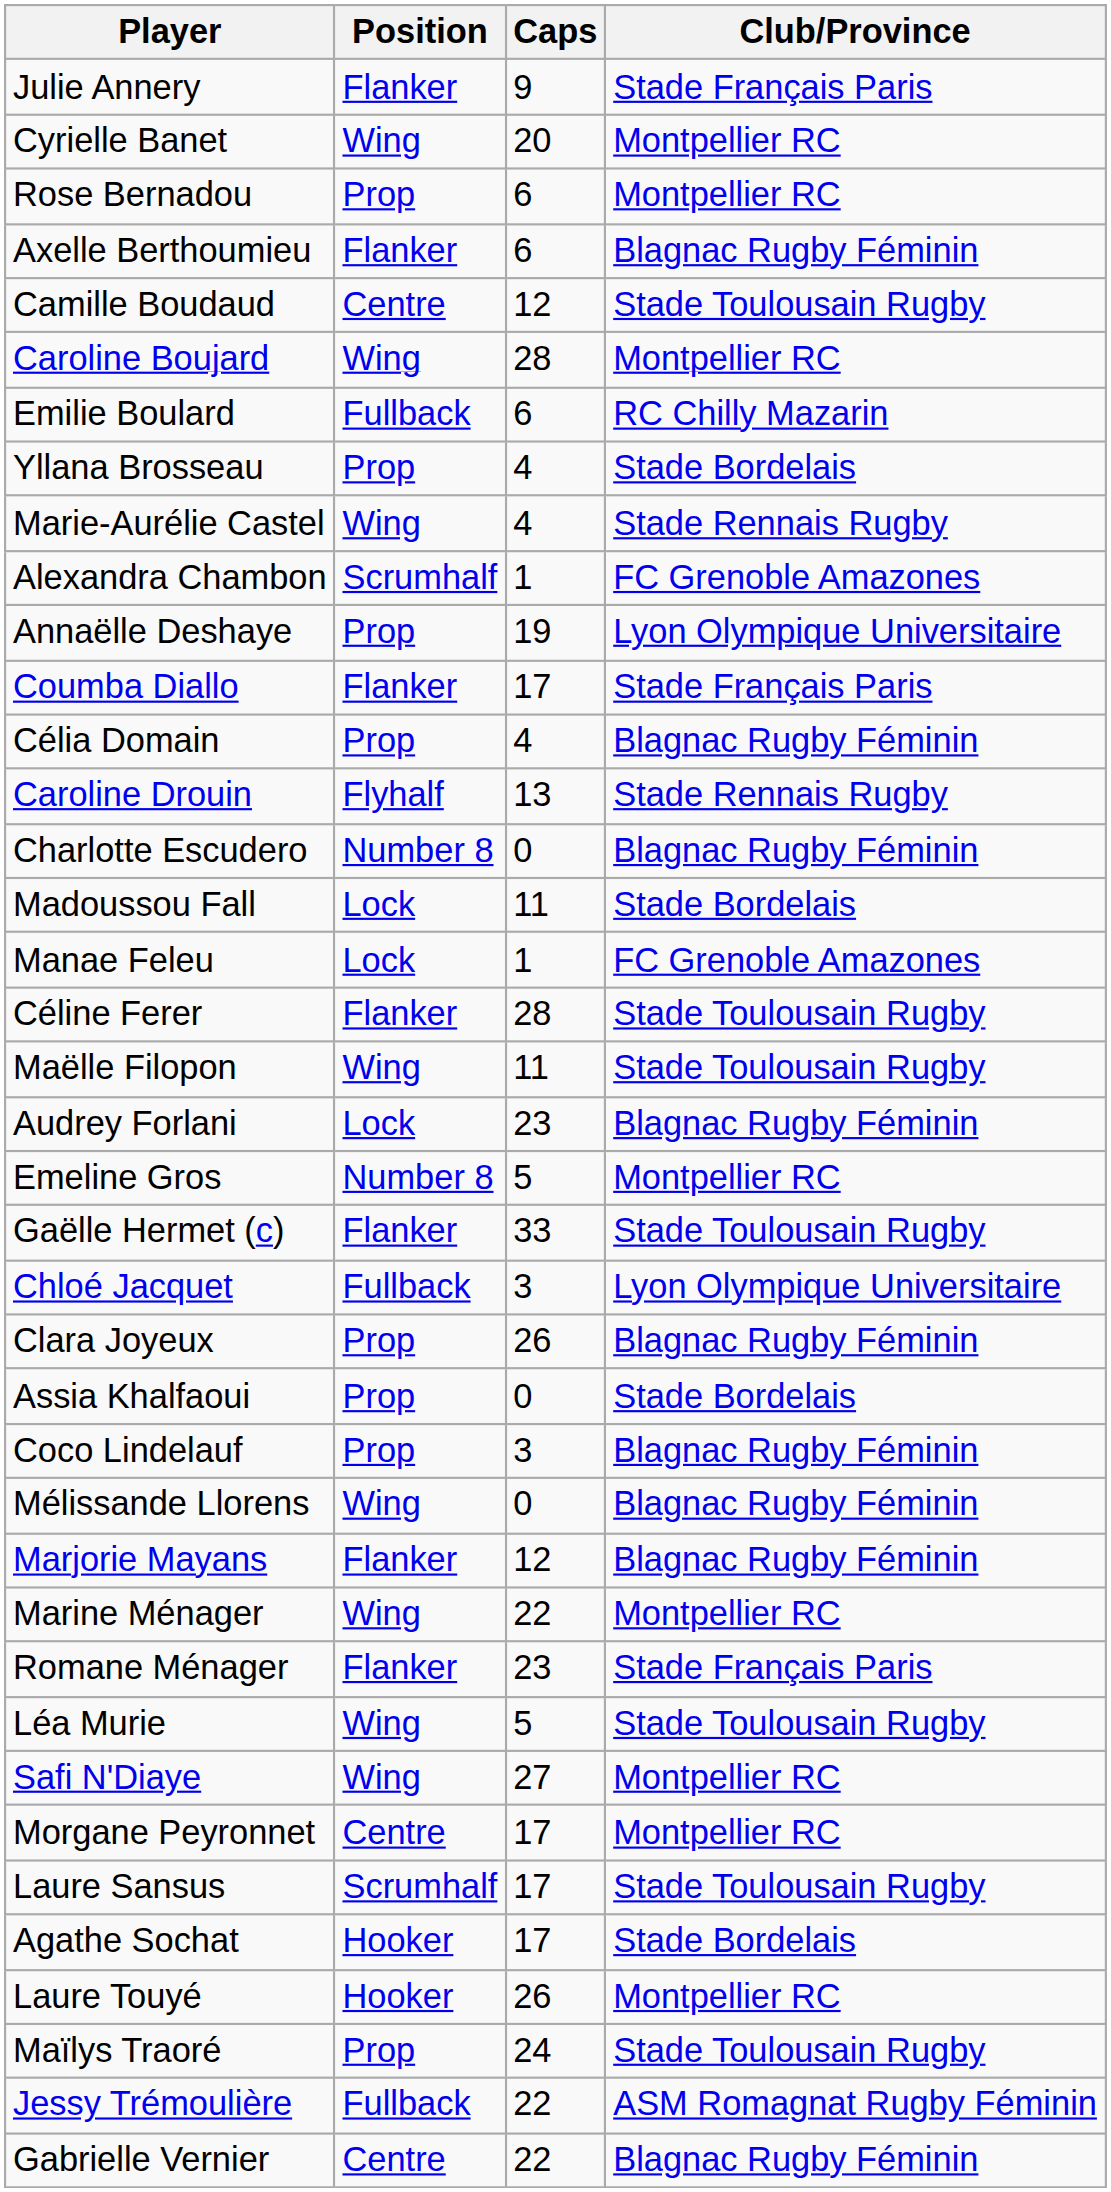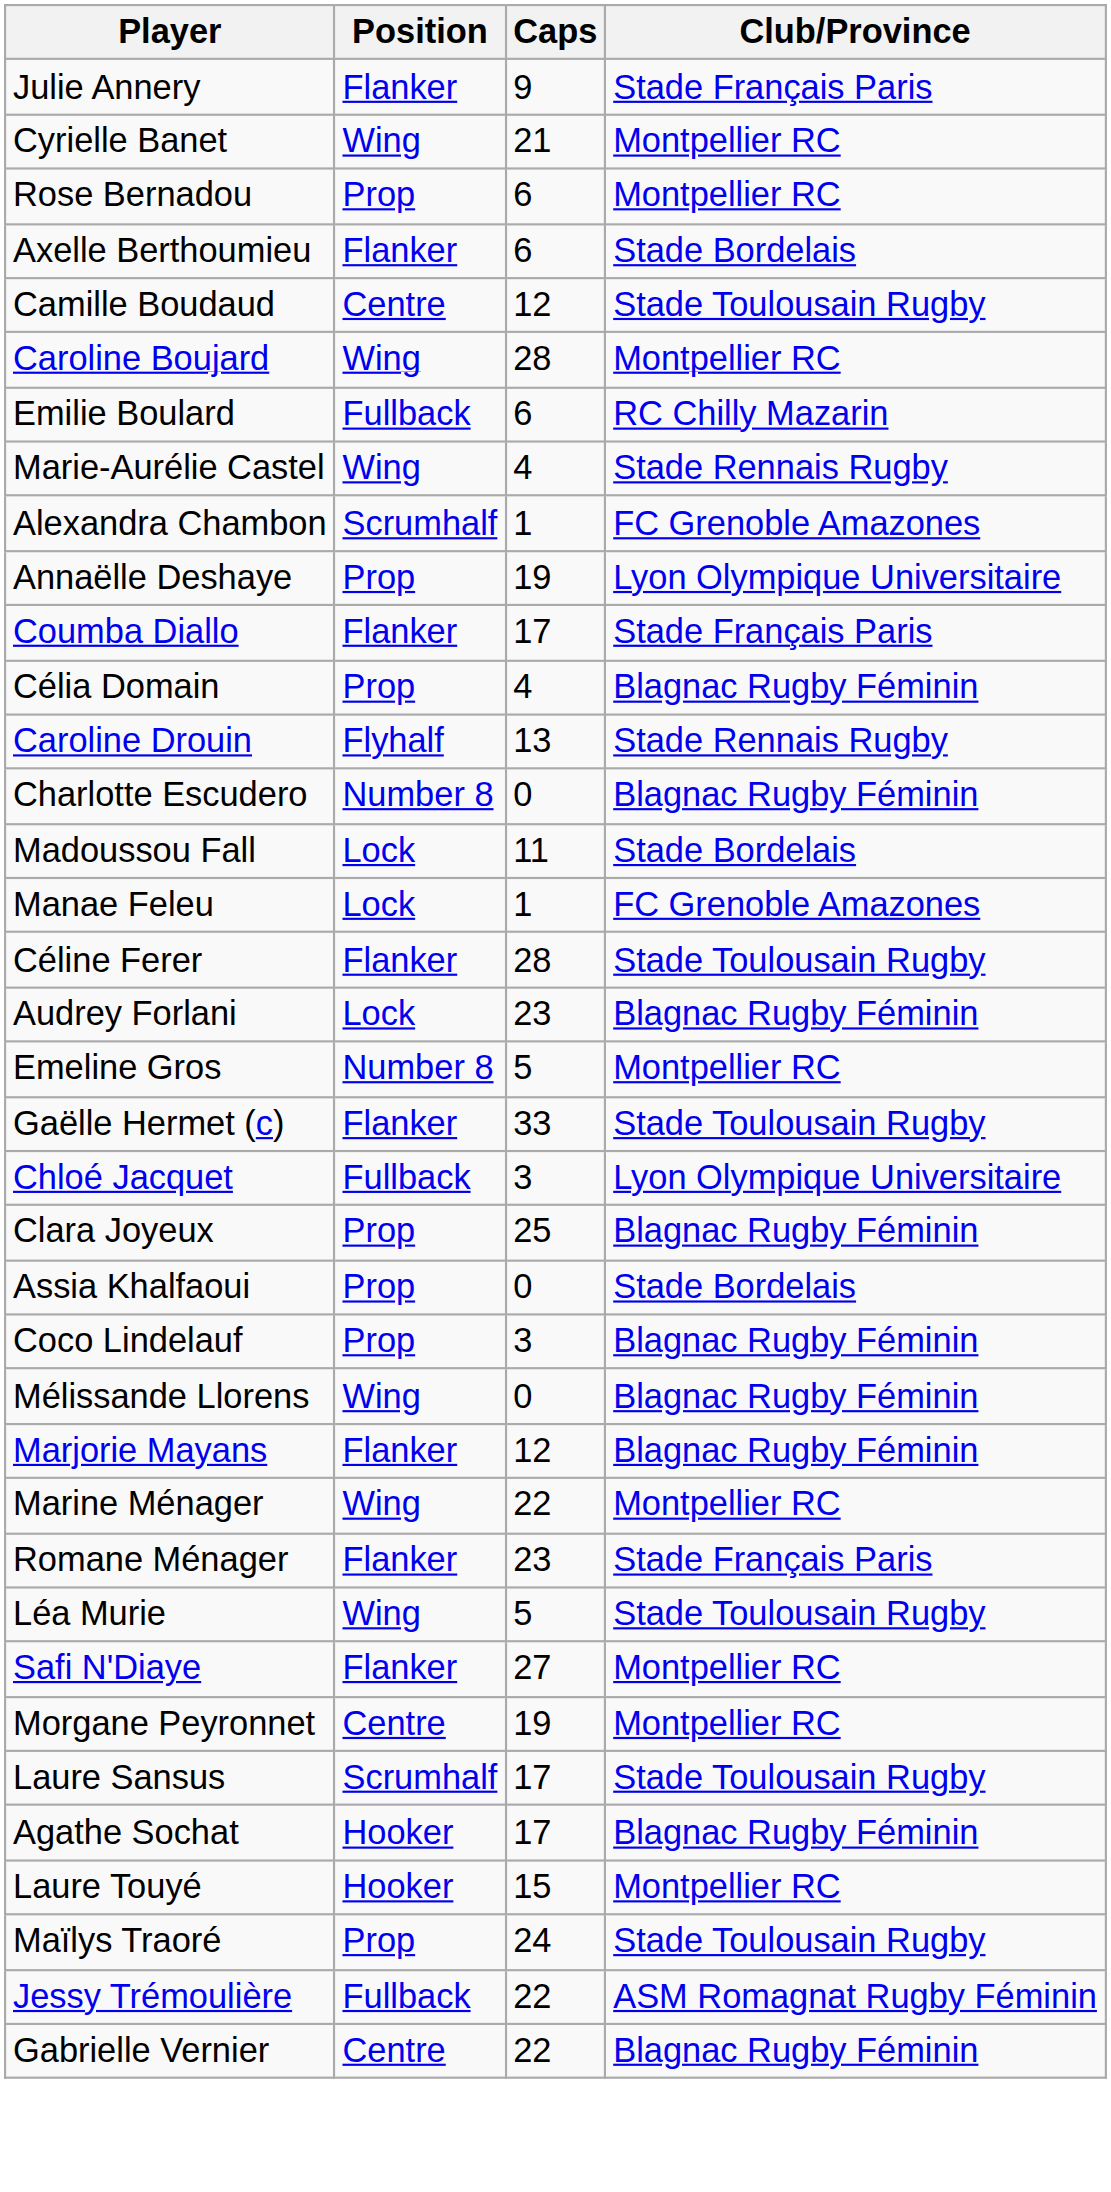(532, 140) 20 -> (532, 140) 21
(796, 250) Blagnac Rugby Féminin -> (735, 250) Stade Bordelais
- row: (138, 468)
- row: (125, 1068)
(532, 1341) 26 -> (532, 1232) 25
(382, 1777) Wing -> (400, 1668) Flanker
(532, 1832) 17 -> (532, 1723) 19
(735, 1941) Stade Bordelais -> (796, 1832) Blagnac Rugby Féminin
(532, 1995) 26 -> (532, 1886) 15
